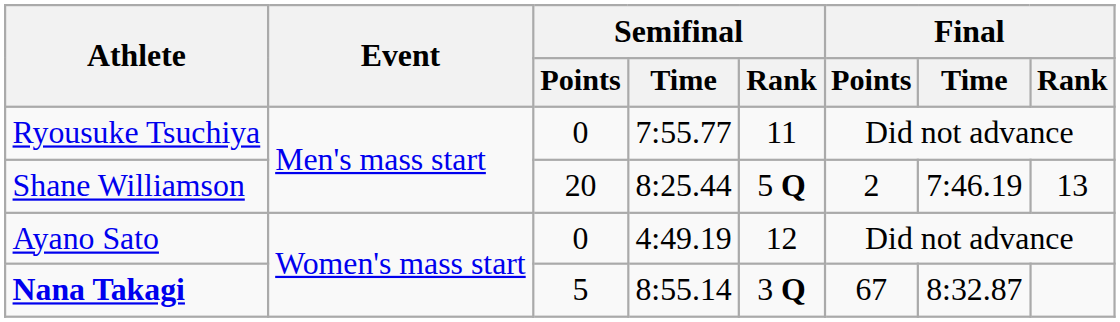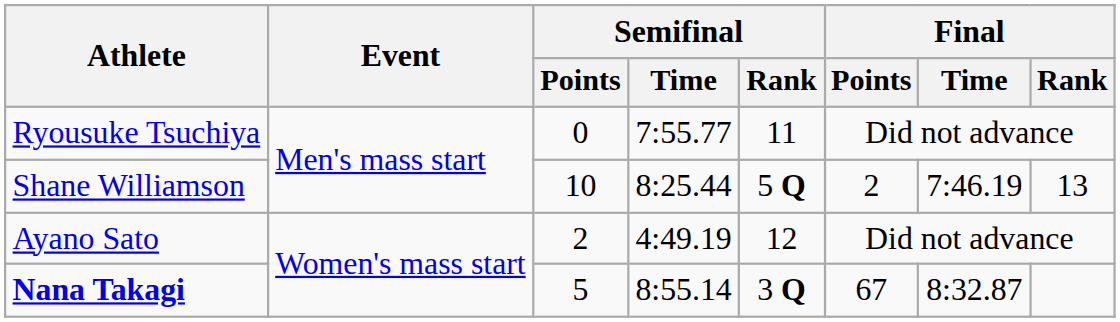(581, 185) 20 -> (581, 185) 10
(581, 238) 0 -> (581, 238) 2
